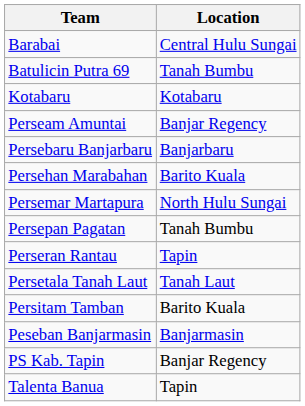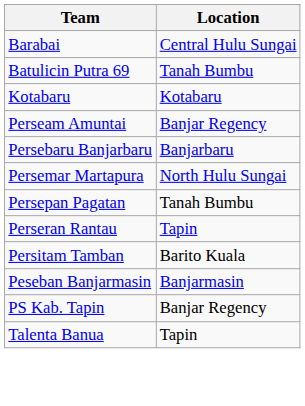- row: (78, 176)
- row: (78, 281)
